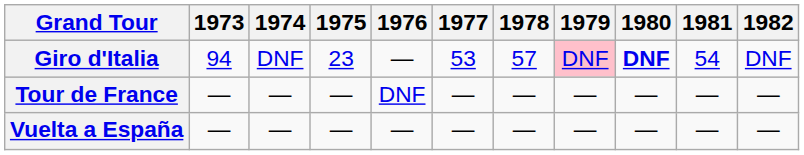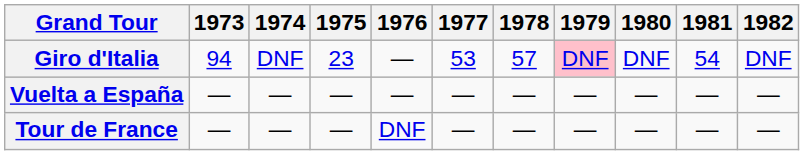(646, 58) bold -> (646, 58) normal
rows swapped: (97, 94) <-> (97, 130)
